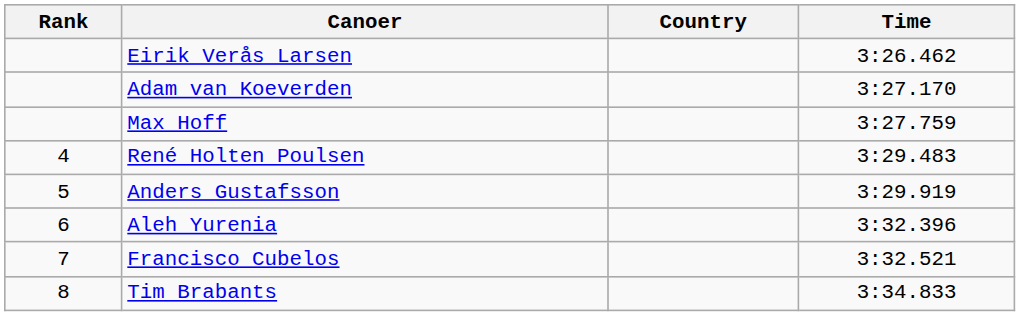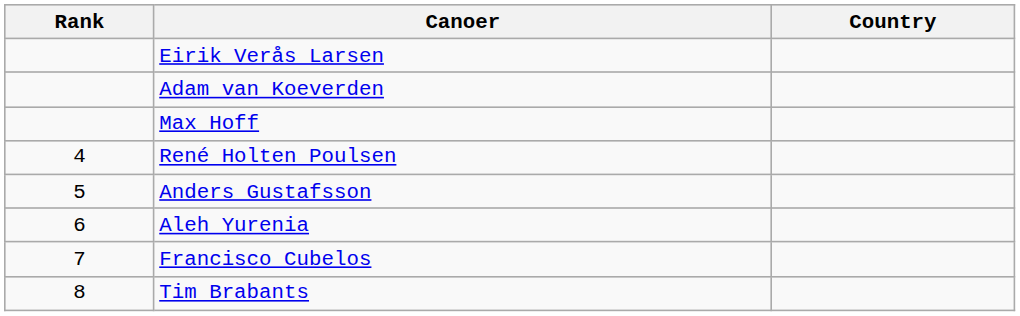- column: (907, 22)
